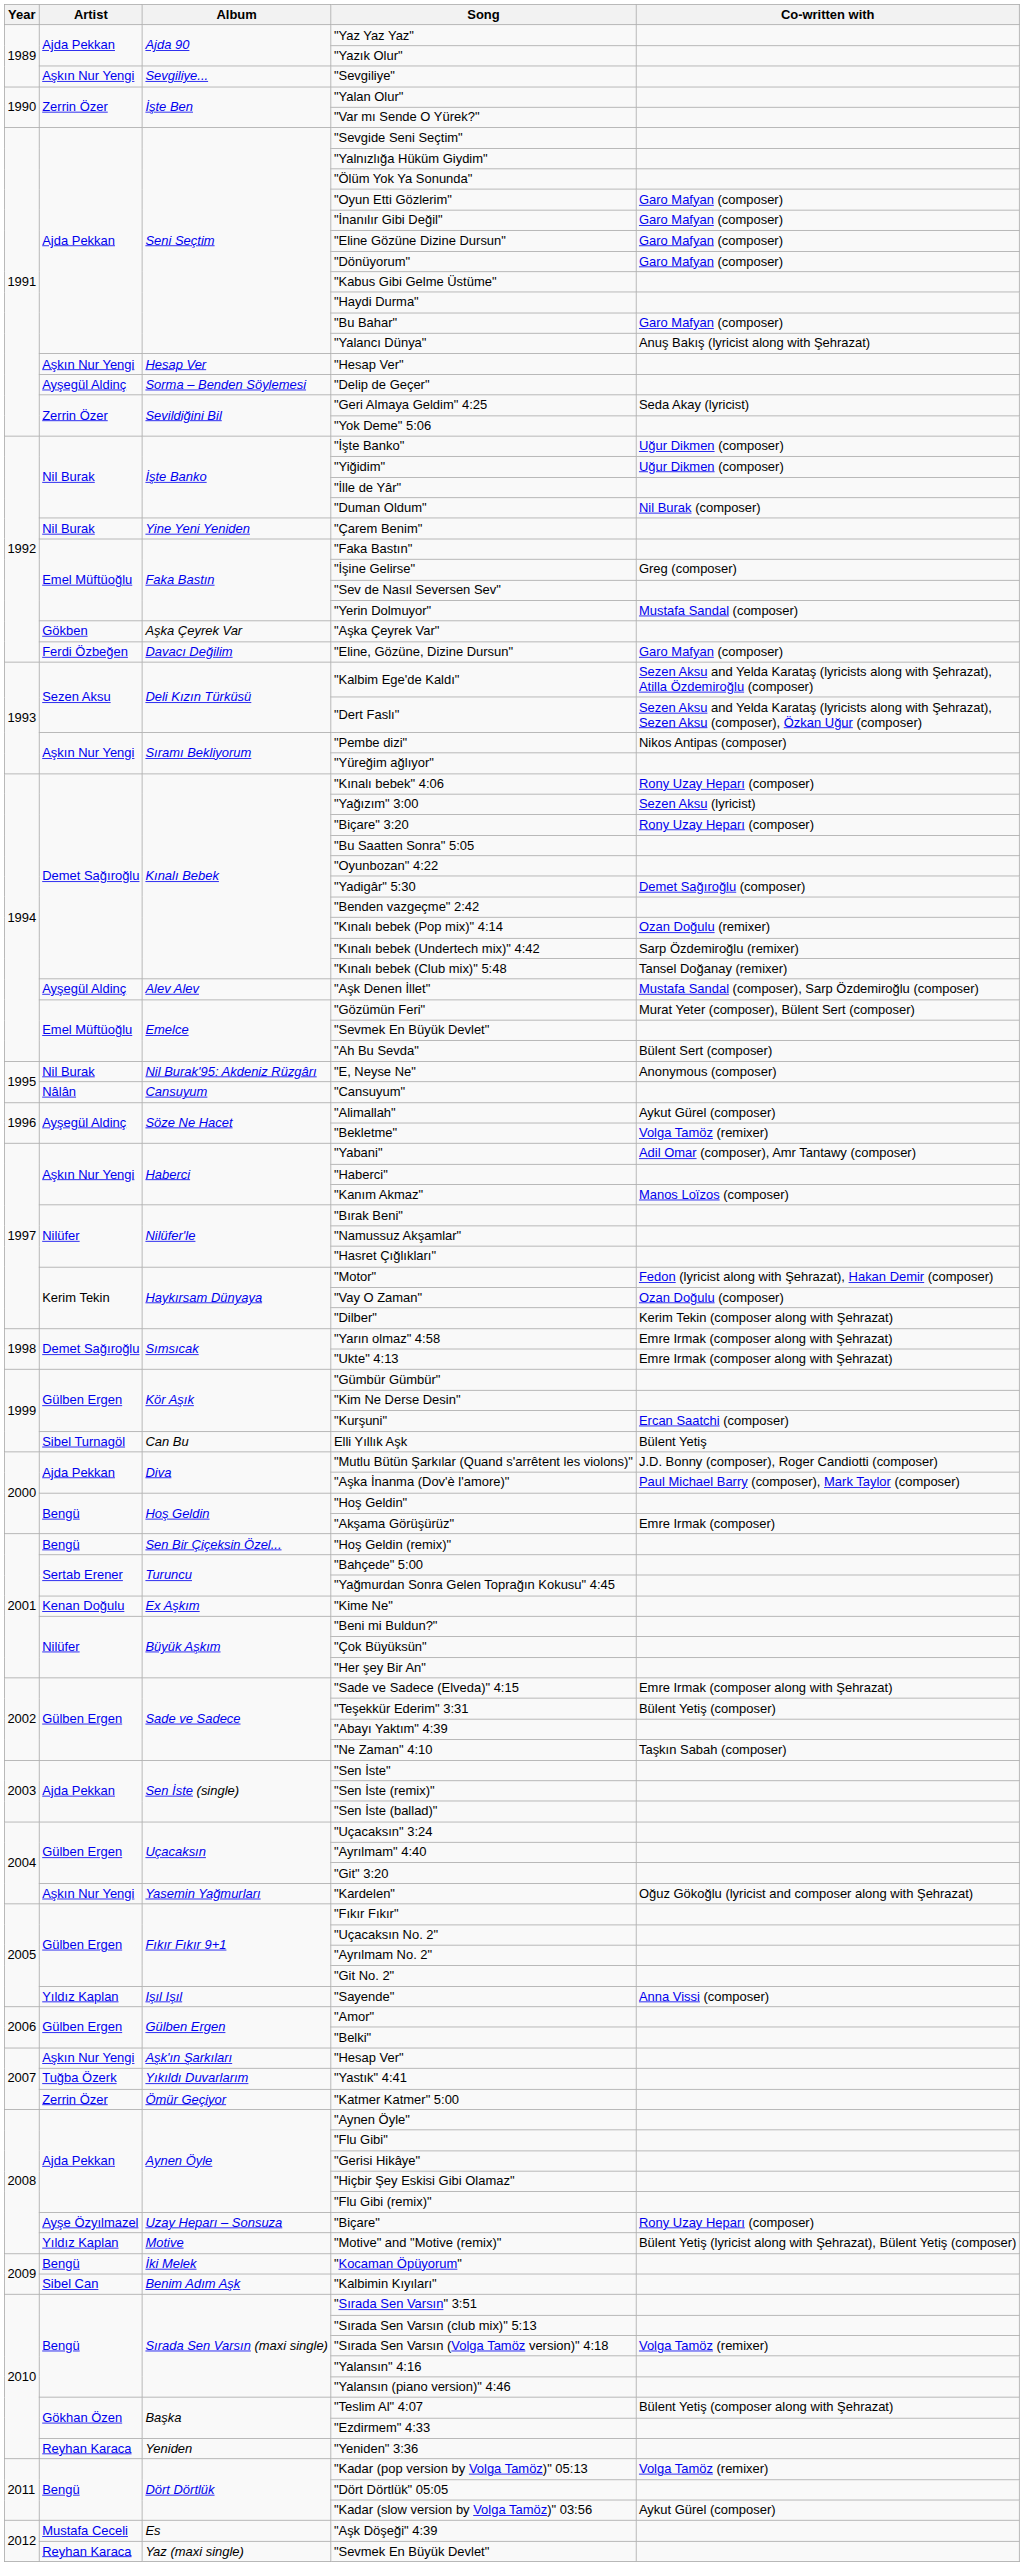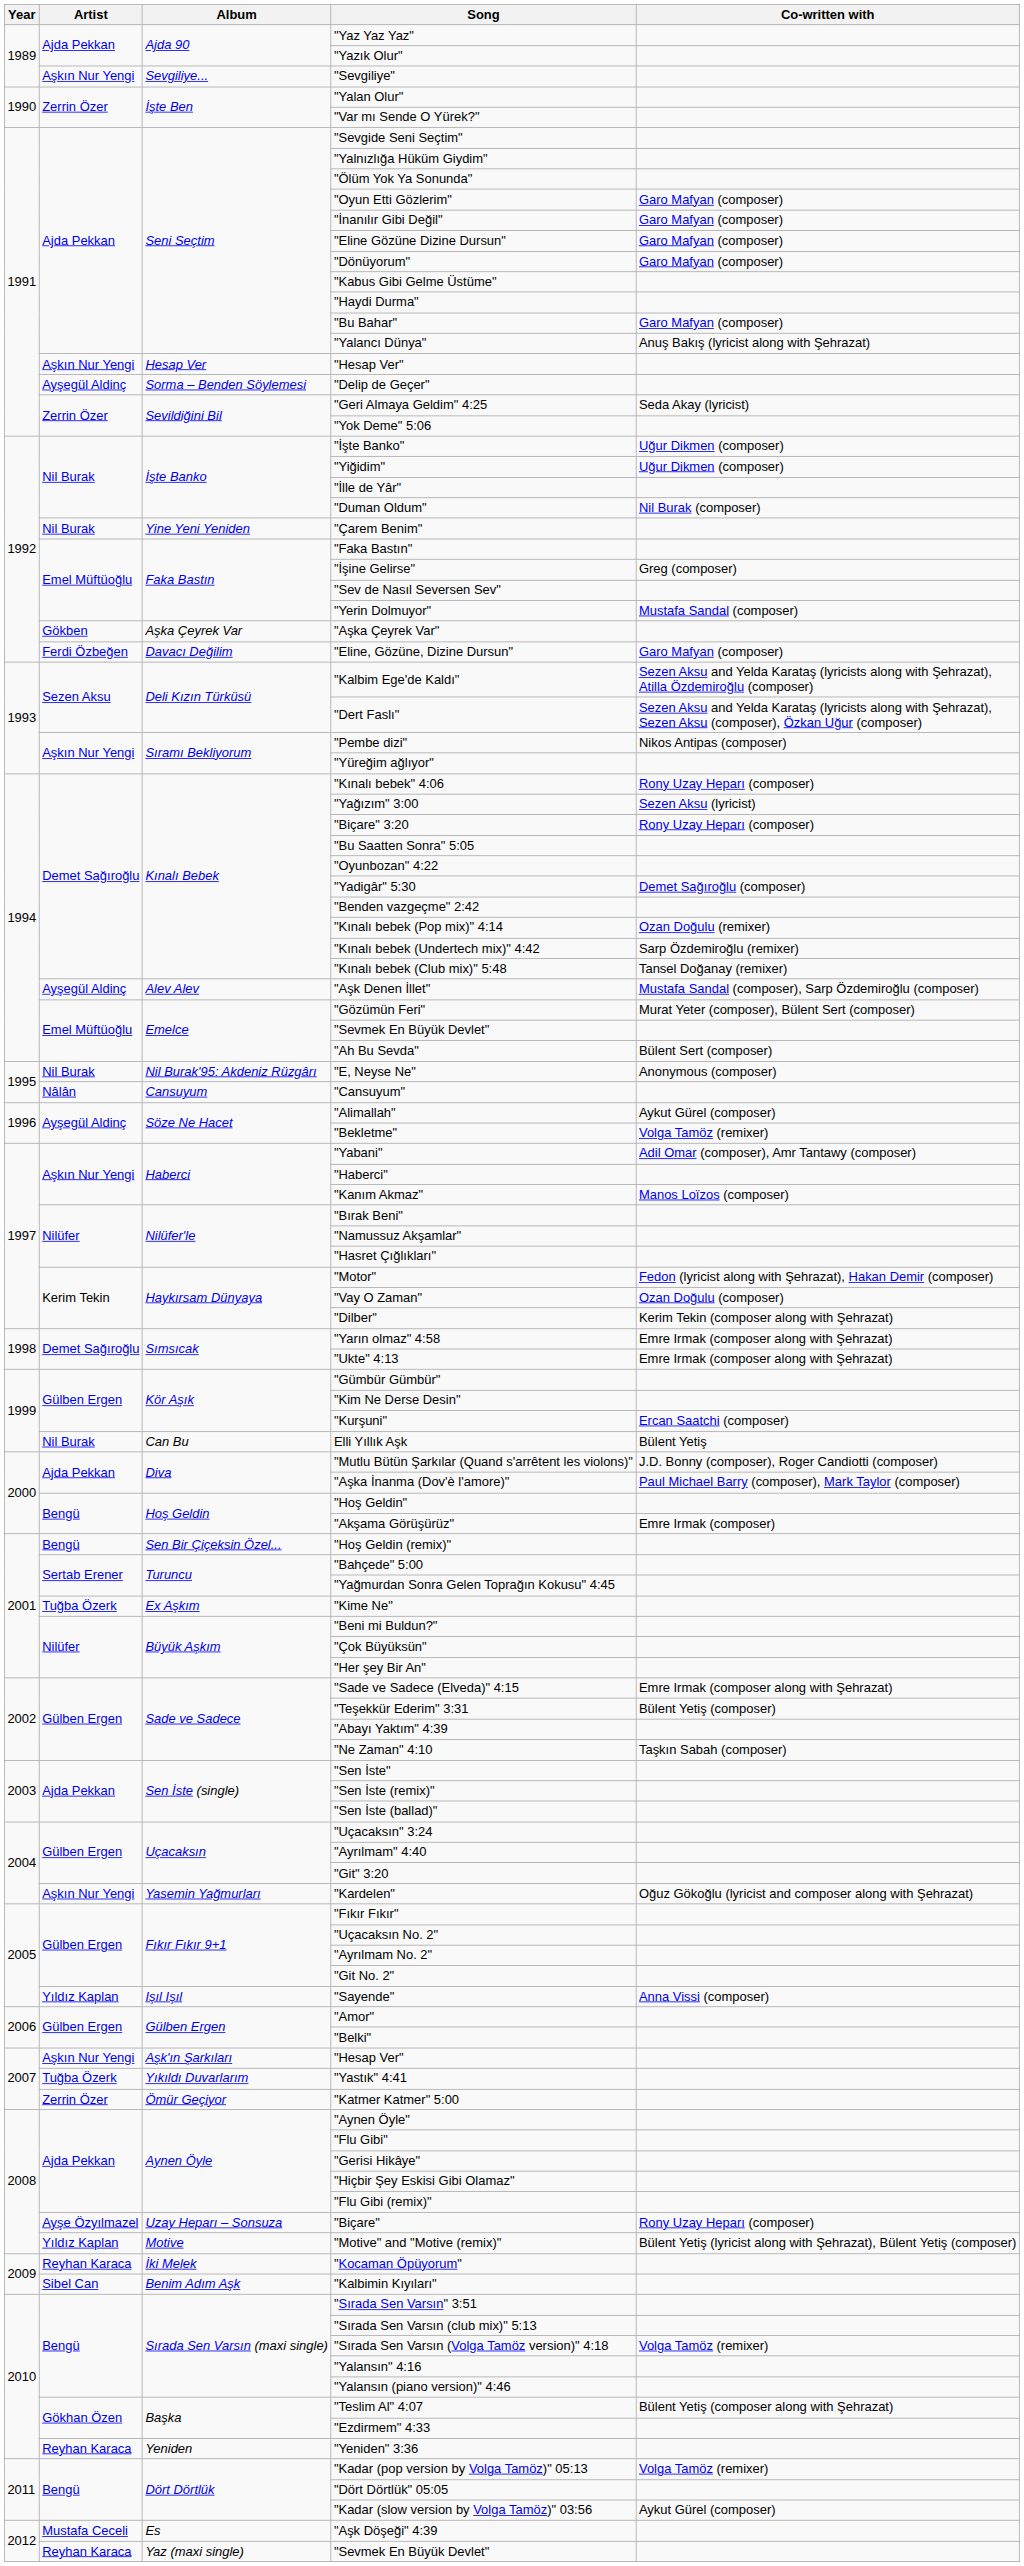(84, 1441) Sibel Turnagöl -> (68, 1441) Nil Burak
(83, 1606) Kenan Doğulu -> (79, 1606) Tuğba Özerk
(61, 2263) Bengü -> (87, 2263) Reyhan Karaca
